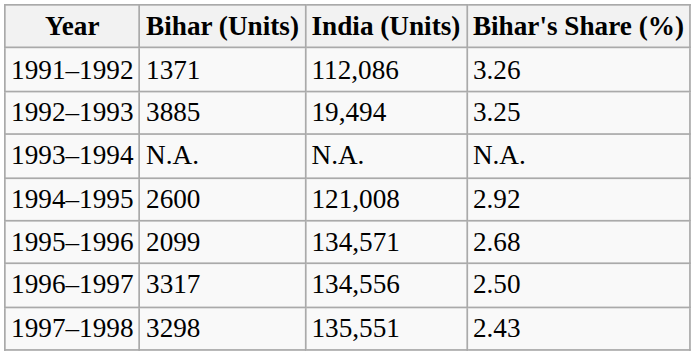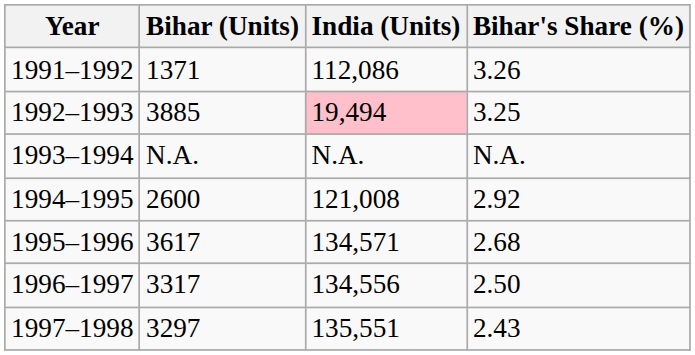(349, 112) no background -> (349, 112) pink background
(173, 241) 2099 -> (173, 241) 3617
(173, 328) 3298 -> (173, 328) 3297
